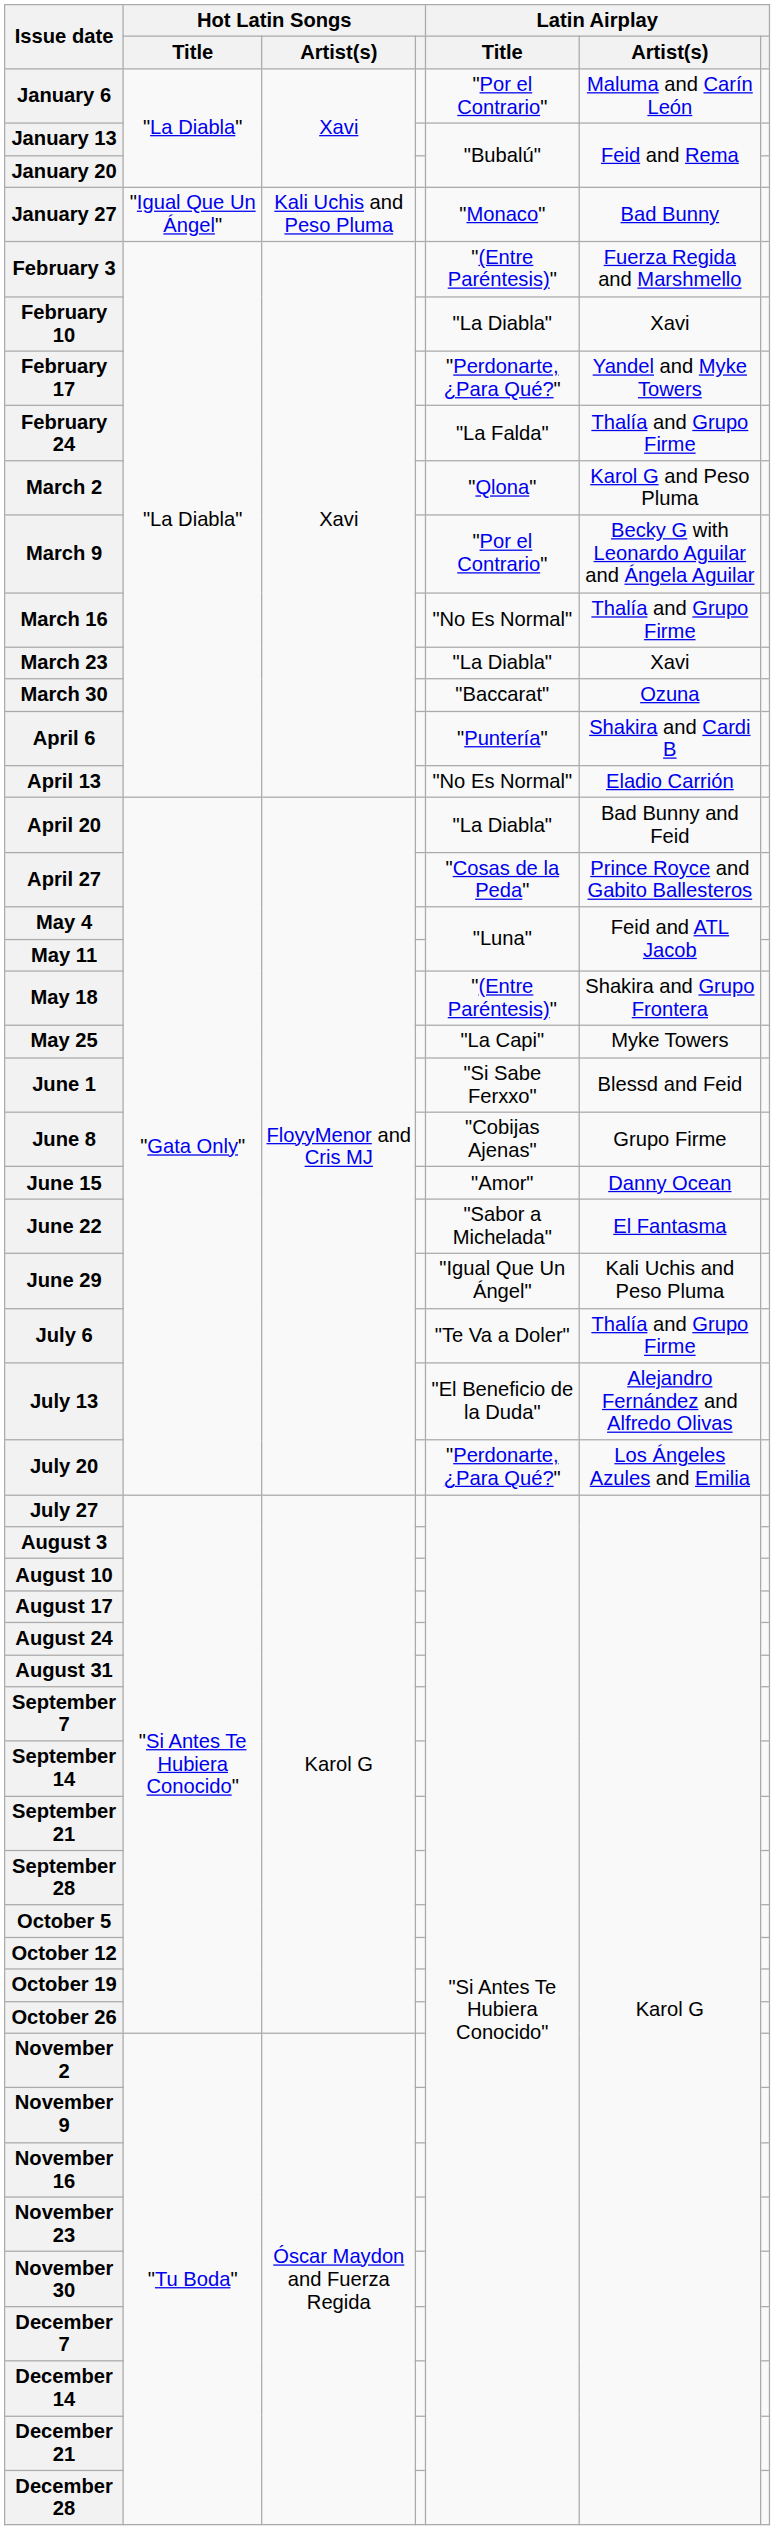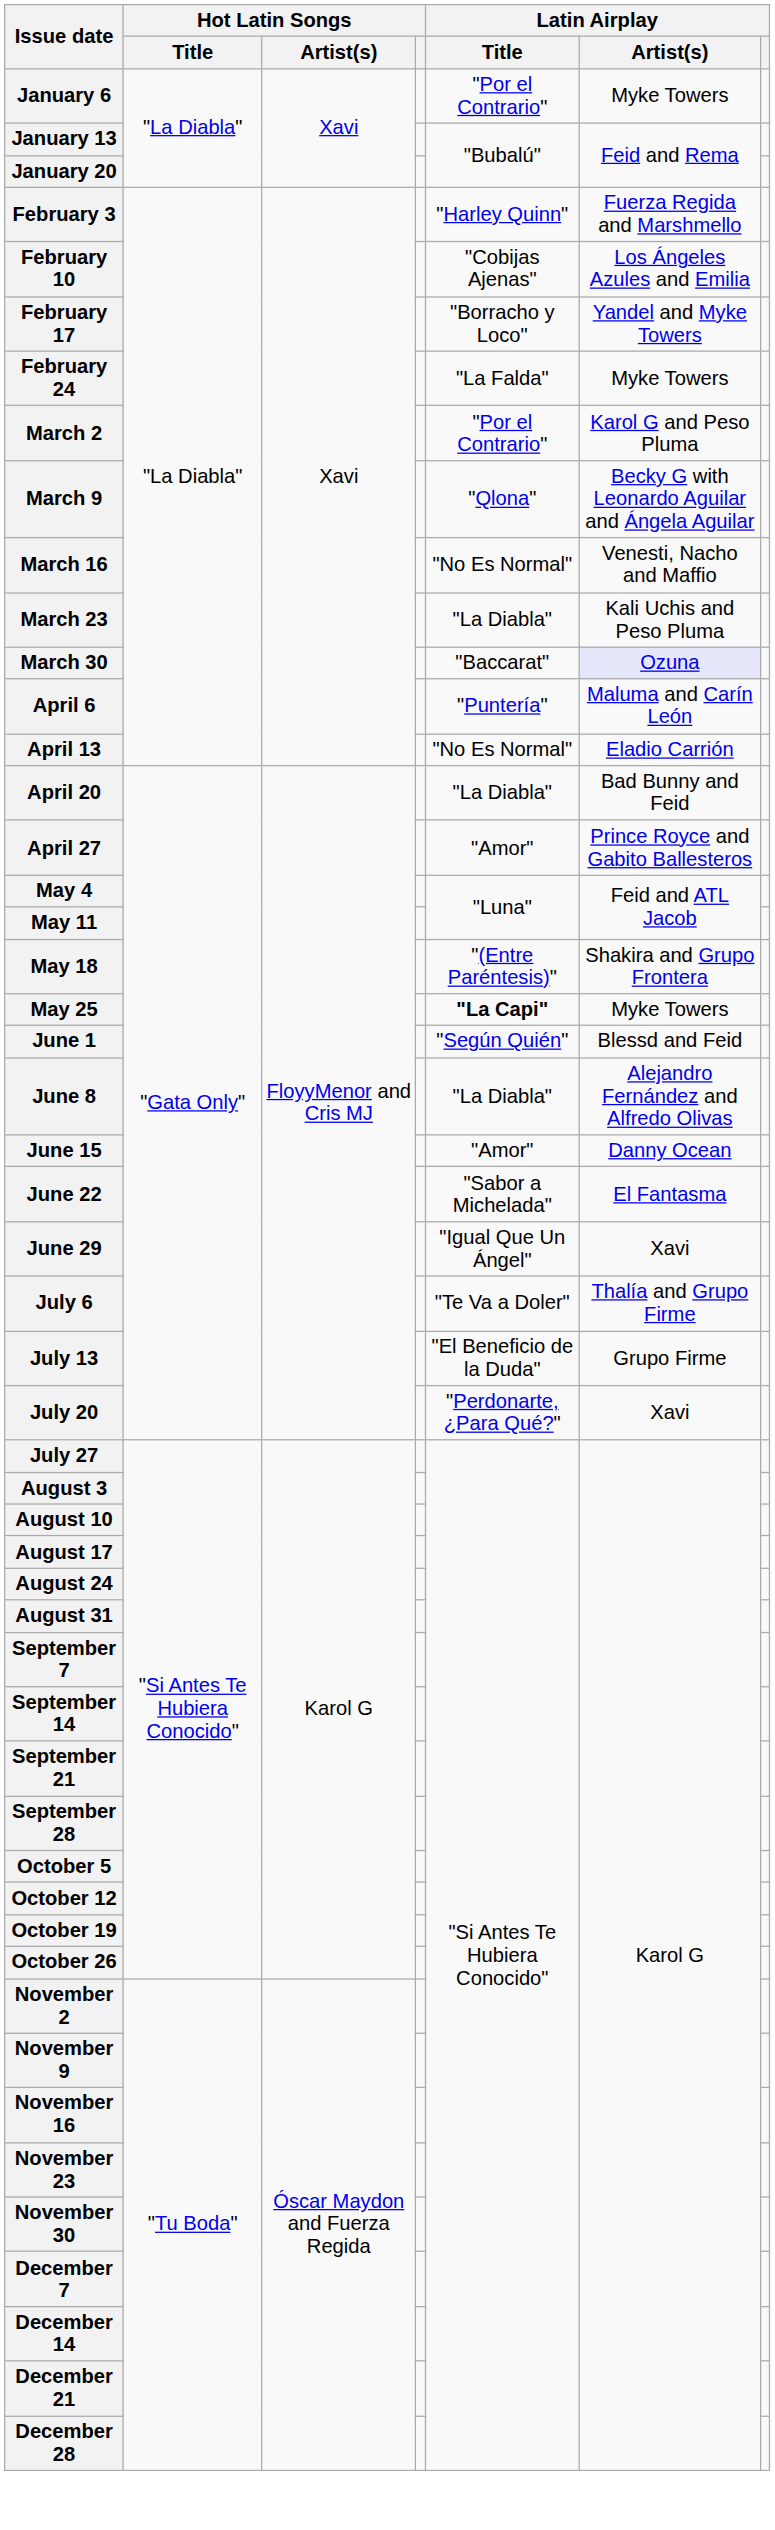(670, 95) Maluma and Carín León -> (670, 95) Myke Towers
- row: (64, 214)
(502, 269) "(Entre Paréntesis)" -> (502, 214) "Harley Quinn"
(502, 323) "La Diabla" -> (502, 269) "Cobijas Ajenas"
(670, 323) Xavi -> (670, 269) Los Ángeles Azules and Emilia
(502, 378) "Perdonarte, ¿Para Qué?" -> (502, 323) "Borracho y Loco"
(670, 432) Thalía and Grupo Firme -> (670, 378) Myke Towers
(502, 487) "Qlona" -> (502, 432) "Por el Contrario"
(502, 553) "Por el Contrario" -> (502, 498) "Qlona"
(670, 619) Thalía and Grupo Firme -> (670, 564) Venesti, Nacho and Maffio
(670, 662) Xavi -> (670, 619) Kali Uchis and Peso Pluma
(670, 694) no background -> (670, 662) lavender background
(670, 738) Shakira and Cardi B -> (670, 706) Maluma and Carín León
(502, 879) "Cosas de la Peda" -> (502, 847) "Amor"
(502, 1041) normal -> (502, 1009) bold
(502, 1084) "Si Sabe Ferxxo" -> (502, 1041) "Según Quién"
(502, 1139) "Cobijas Ajenas" -> (502, 1096) "La Diabla"
(670, 1139) Grupo Firme -> (670, 1096) Alejandro Fernández and Alfredo Olivas
(670, 1280) Kali Uchis and Peso Pluma -> (670, 1248) Xavi
(670, 1401) Alejandro Fernández and Alfredo Olivas -> (670, 1357) Grupo Firme
(670, 1467) Los Ángeles Azules and Emilia -> (670, 1412) Xavi
